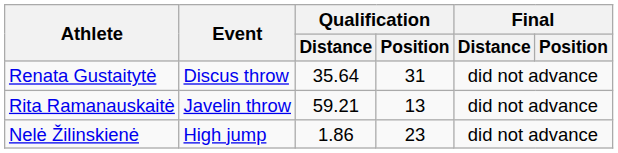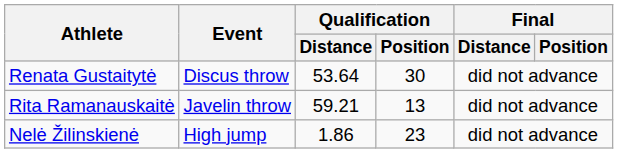(336, 76) 35.64 -> (336, 76) 53.64
(415, 76) 31 -> (415, 76) 30
